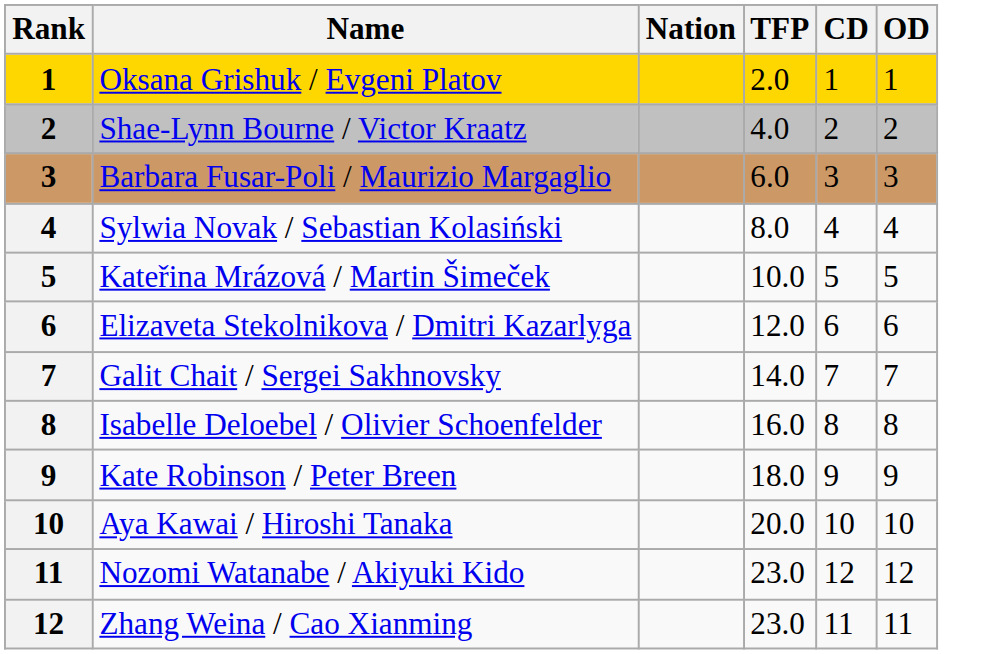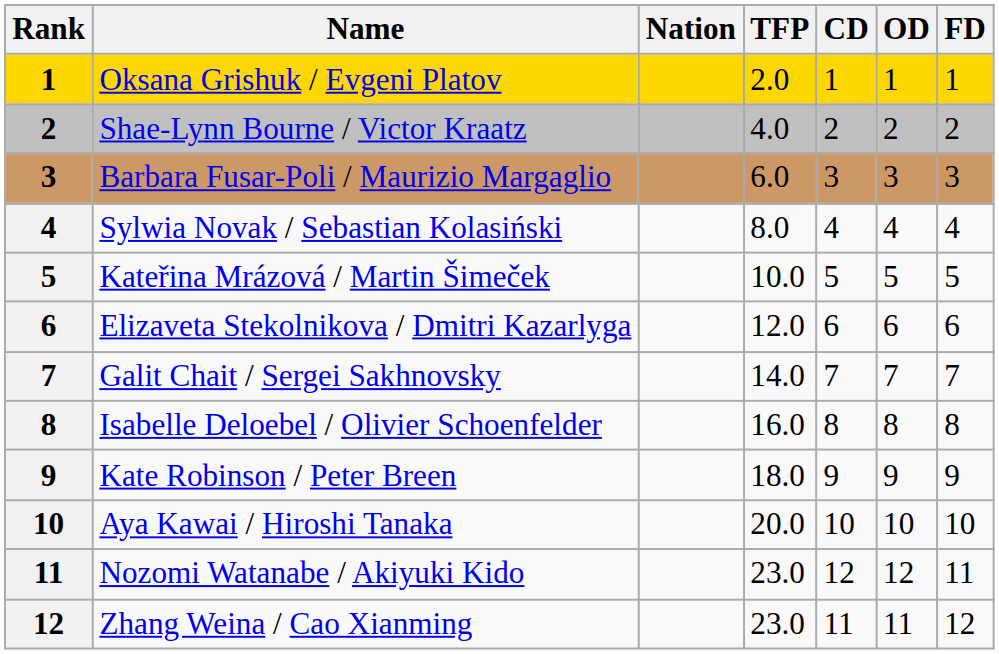+ column: (965, 29)
